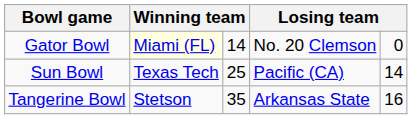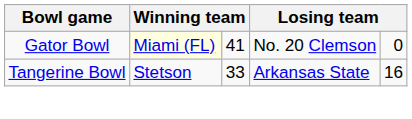(236, 45) 14 -> (235, 45) 41
- row: (67, 72)
(236, 99) 35 -> (235, 72) 33
